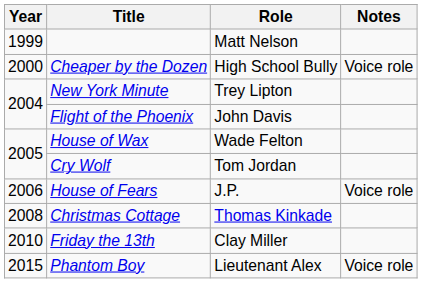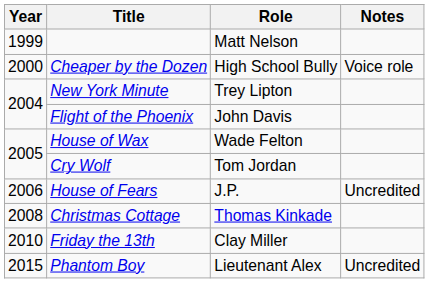(379, 191) Voice role -> (382, 191) Uncredited
(379, 265) Voice role -> (382, 265) Uncredited
